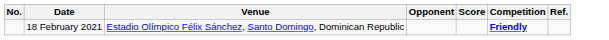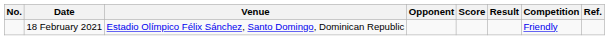+ column: (504, 12)
(508, 27) bold -> (540, 27) normal
